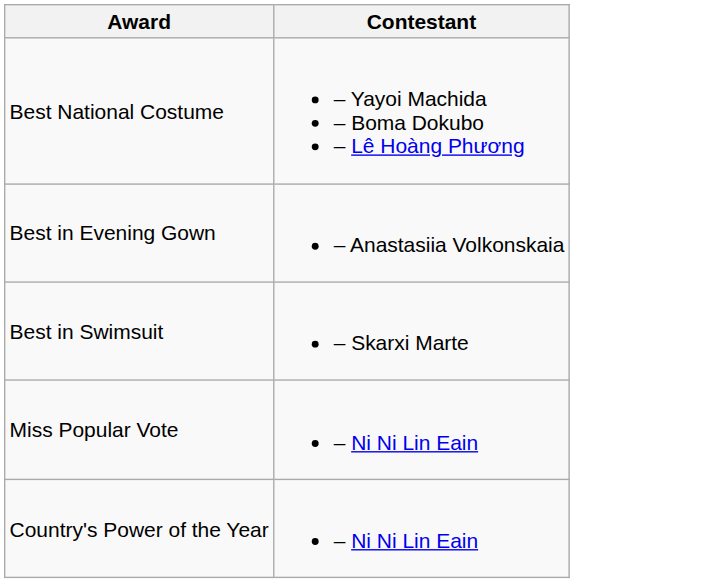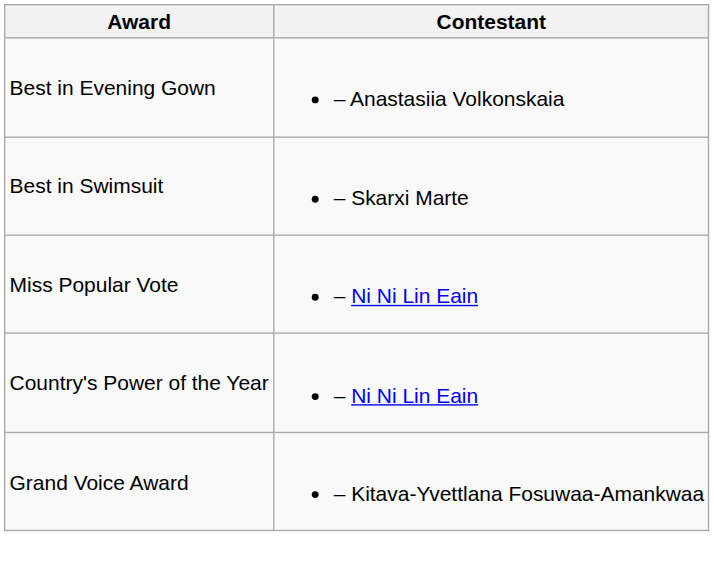- row: (117, 111)
+ row: (99, 482)
